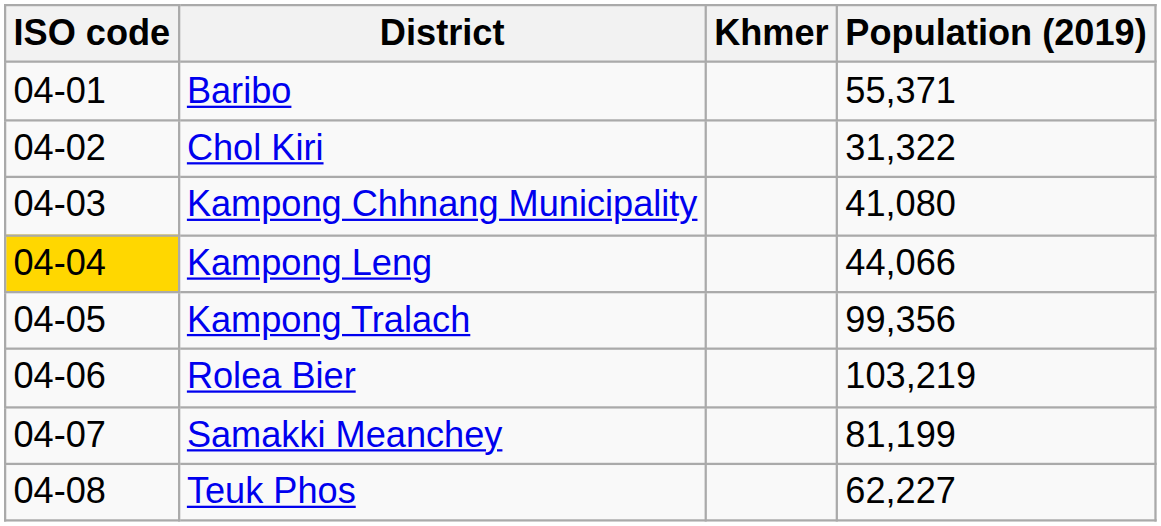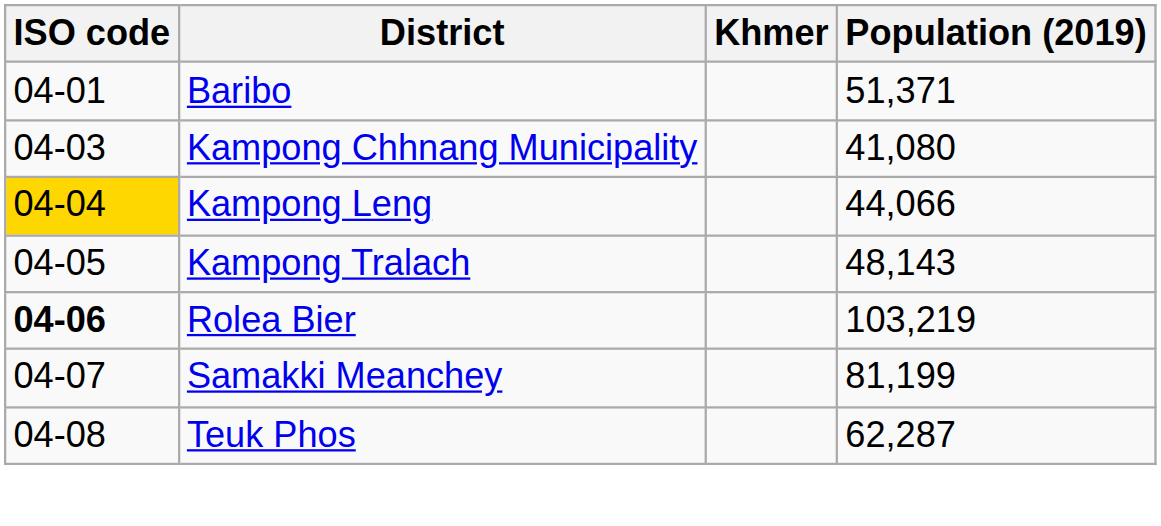(901, 90) 55,371 -> (901, 90) 51,371
- row: (255, 147)
(901, 319) 99,356 -> (901, 262) 48,143
(60, 377) normal -> (60, 319) bold
(901, 491) 62,227 -> (901, 434) 62,287
